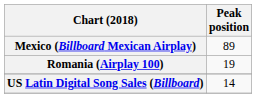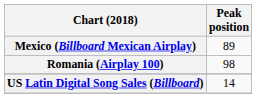(229, 64) 19 -> (229, 64) 98
